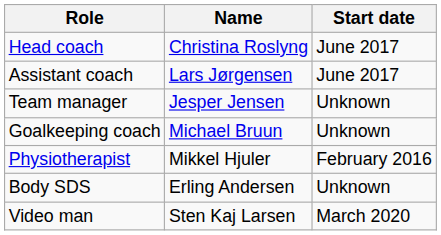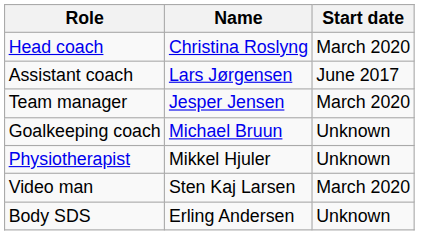(358, 46) June 2017 -> (363, 46) March 2020
(353, 103) Unknown -> (363, 103) March 2020
(374, 159) February 2016 -> (353, 159) Unknown
rows swapped: (51, 215) <-> (50, 187)
